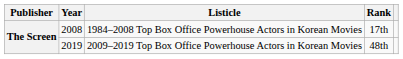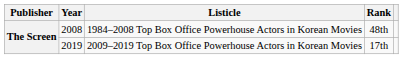(379, 29) 17th -> (379, 29) 48th
(379, 45) 48th -> (379, 45) 17th
